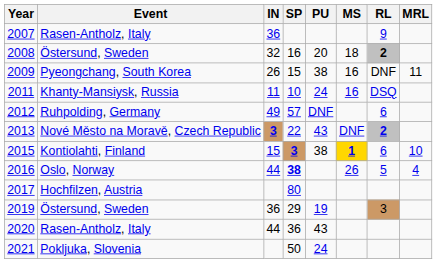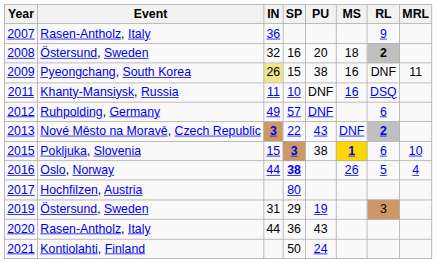(273, 72) no background -> (273, 72) khaki background
(321, 92) 24 -> (321, 92) DNF
(93, 151) Kontiolahti, Finland -> (91, 151) Pokljuka, Slovenia
(273, 209) 36 -> (273, 209) 31
(91, 248) Pokljuka, Slovenia -> (93, 248) Kontiolahti, Finland
